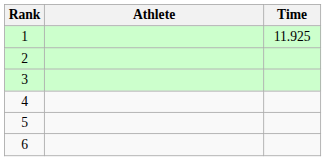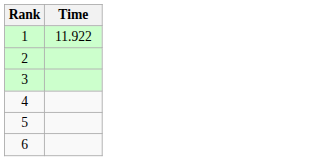- column: (154, 15)
(292, 36) 11.925 -> (73, 36) 11.922
